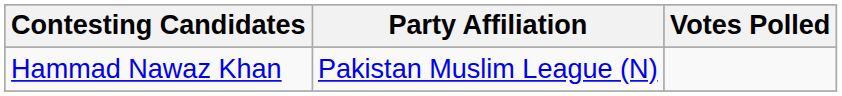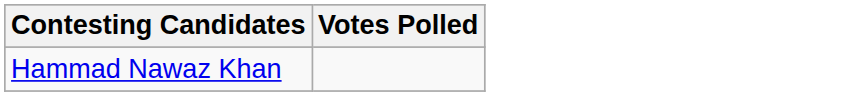- column: (488, 25)
